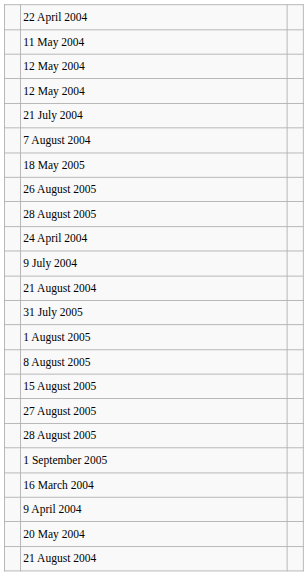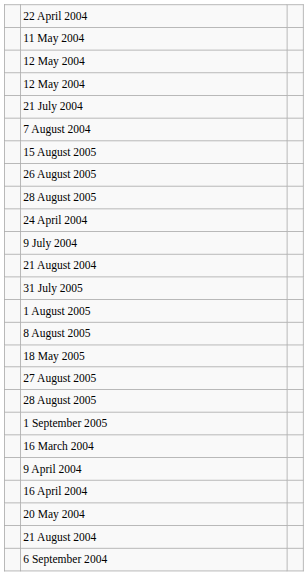rows swapped: (12, 165) <-> (12, 386)
+ row: (12, 492)
+ row: (12, 560)
